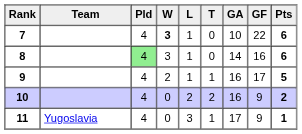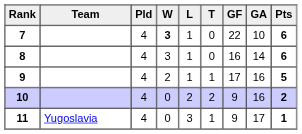columns swapped: (259, 15) <-> (235, 15)
(144, 56) lightgreen background -> (144, 56) no background
